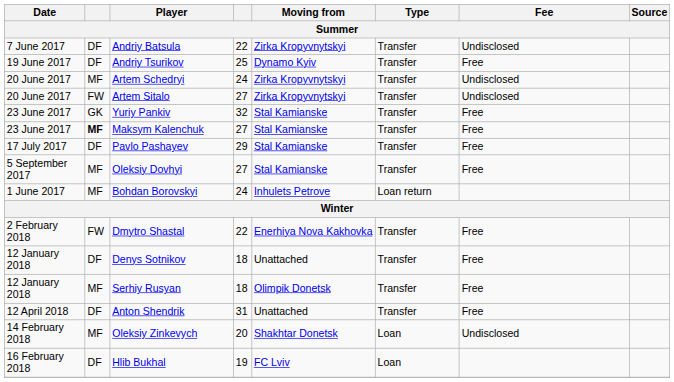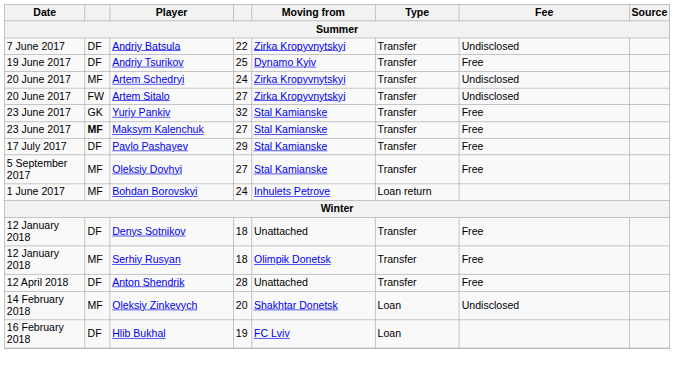- row: (148, 231)
(242, 311) 31 -> (242, 282) 28
